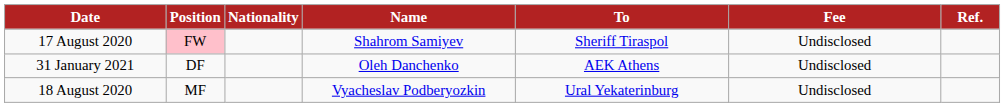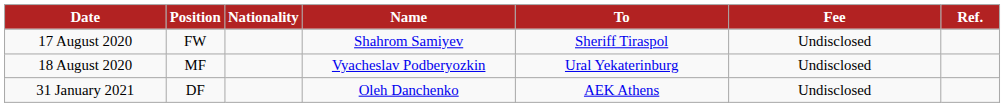(195, 41) pink background -> (195, 41) no background
rows swapped: (85, 90) <-> (85, 66)
